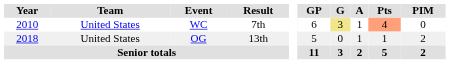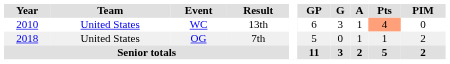(258, 24) 7th -> (258, 24) 13th
(340, 24) khaki background -> (340, 24) no background
(258, 38) 13th -> (258, 38) 7th
